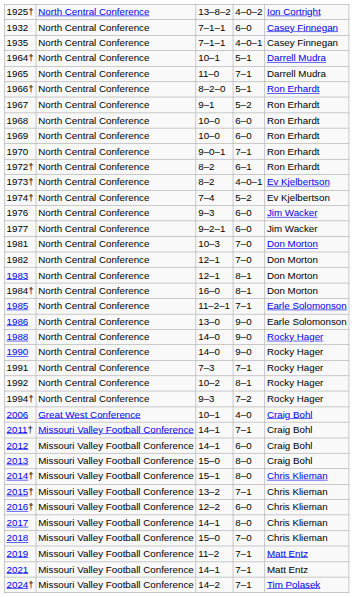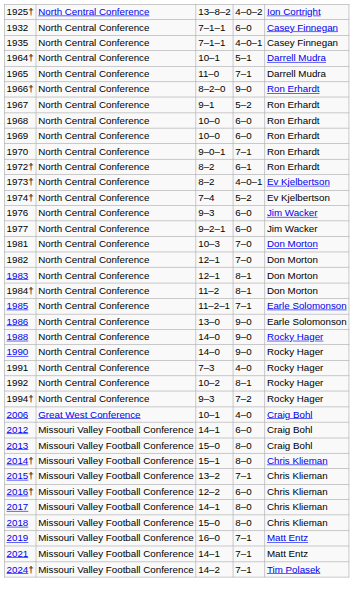(243, 89) 5–1 -> (243, 89) 9–0
(209, 290) 16–0 -> (209, 290) 11–2
(243, 368) 7–1 -> (243, 368) 4–0
- row: (20, 430)
(243, 538) 7–0 -> (243, 523) 8–0
(209, 553) 11–2 -> (209, 538) 16–0
